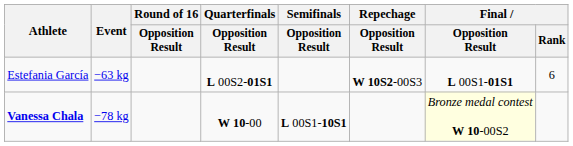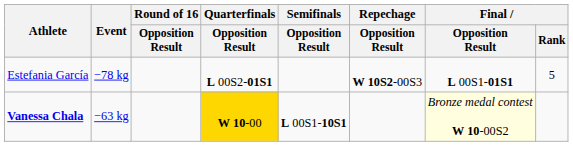(111, 75) −63 kg -> (111, 75) −78 kg
(552, 75) 6 -> (552, 75) 5
(111, 116) −78 kg -> (111, 116) −63 kg
(240, 124) no background -> (240, 124) gold background
